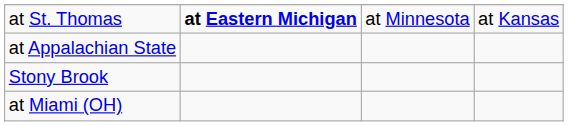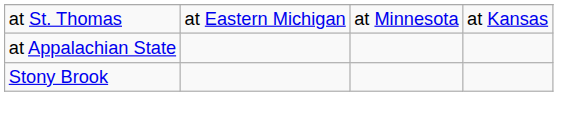(271, 18) bold -> (265, 18) normal
- row: (66, 105)
